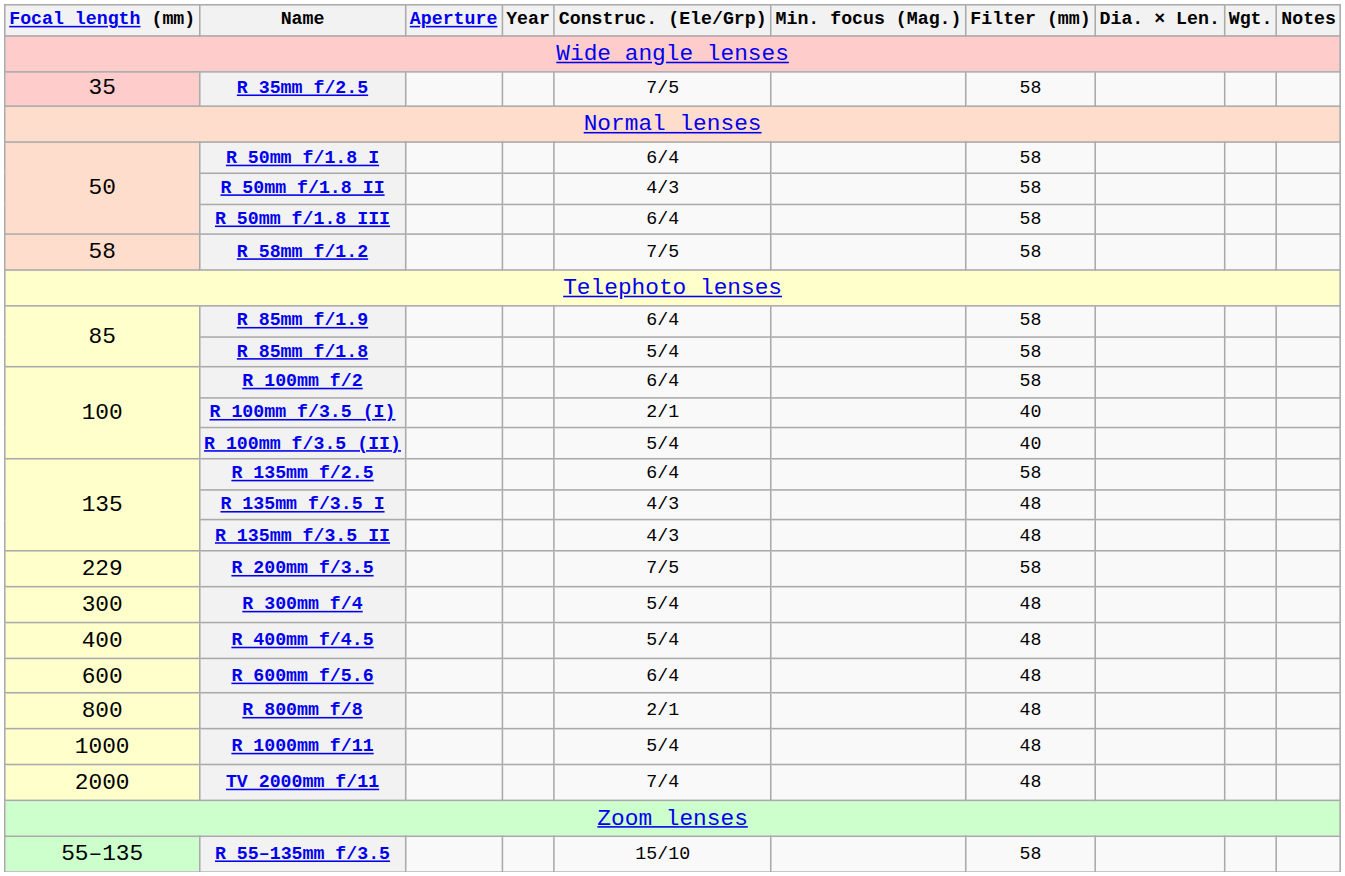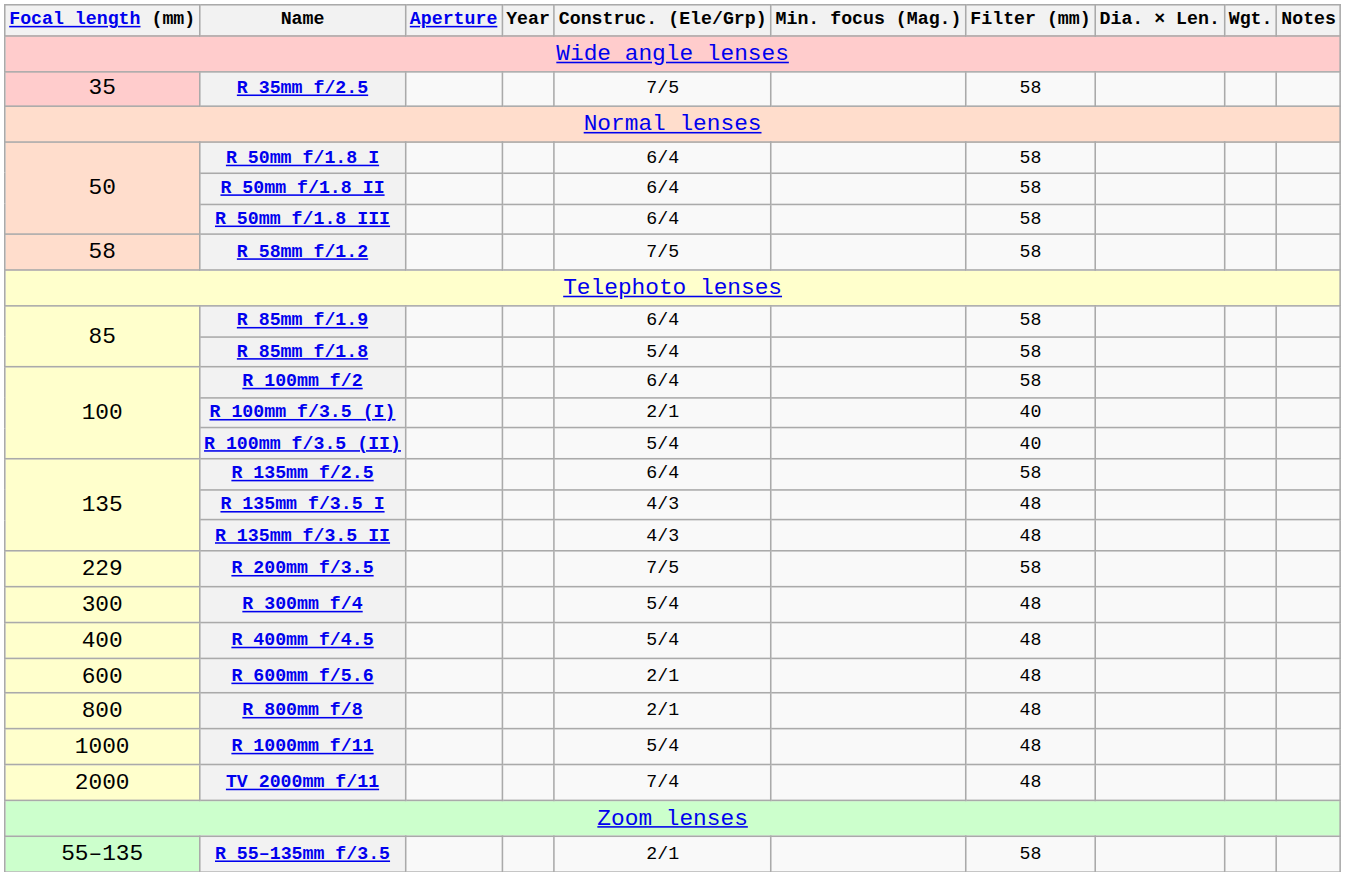(663, 188) 4/3 -> (663, 188) 6/4
(663, 675) 6/4 -> (663, 675) 2/1
(663, 854) 15/10 -> (663, 854) 2/1
